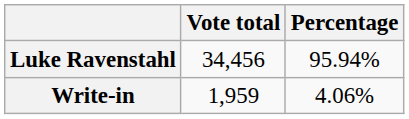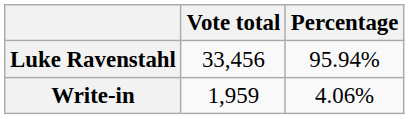(233, 58) 34,456 -> (233, 58) 33,456
